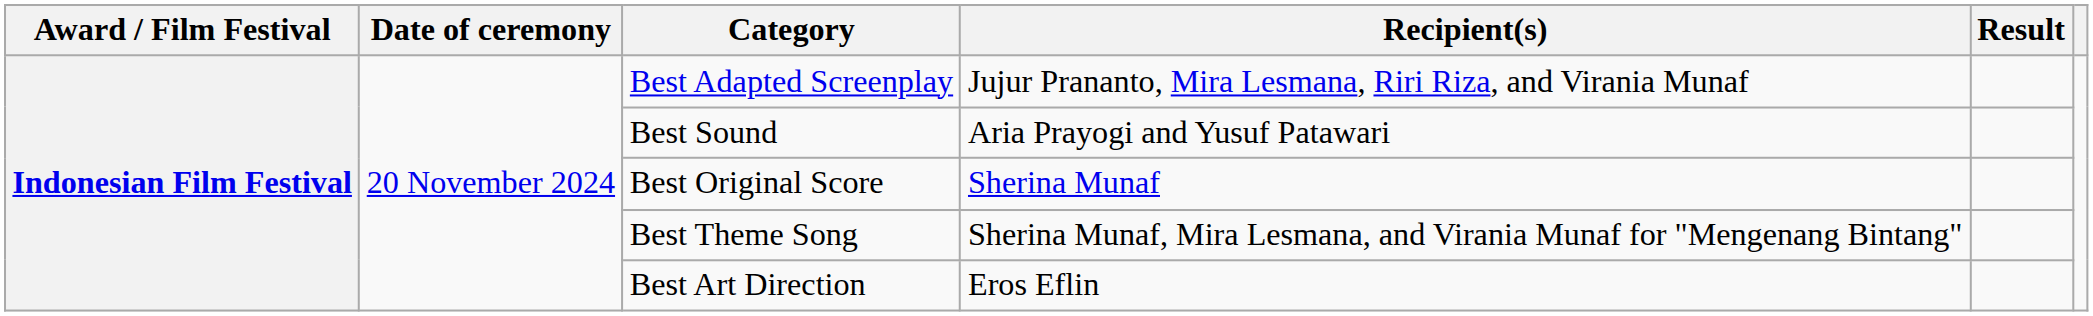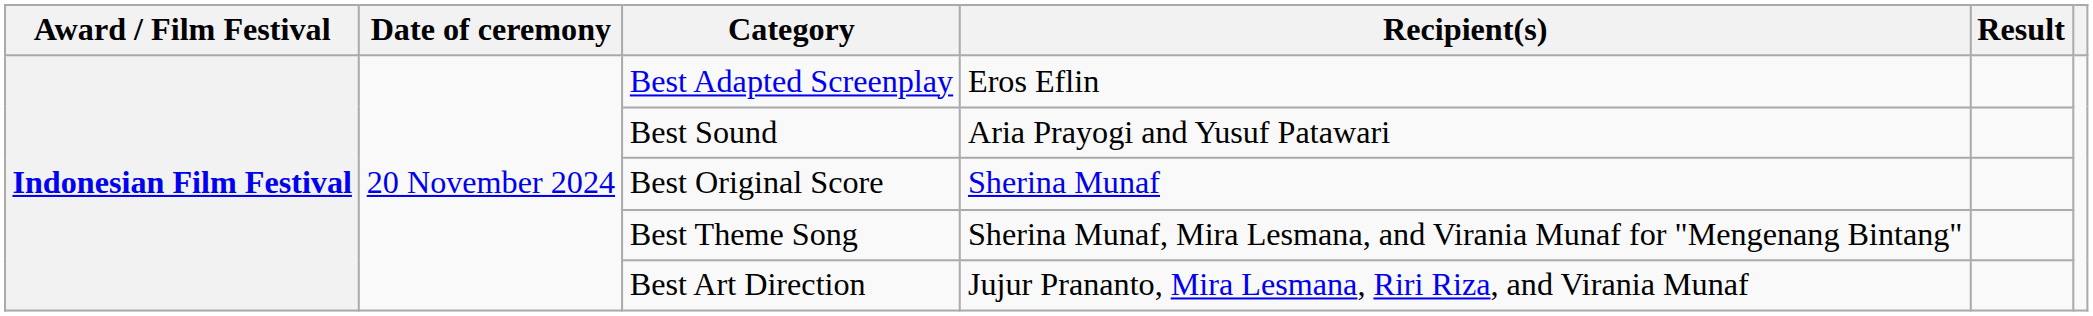(1358, 81) Jujur Prananto, Mira Lesmana, Riri Riza, and Virania Munaf -> (1034, 81) Eros Eflin
(1034, 285) Eros Eflin -> (1358, 285) Jujur Prananto, Mira Lesmana, Riri Riza, and Virania Munaf
